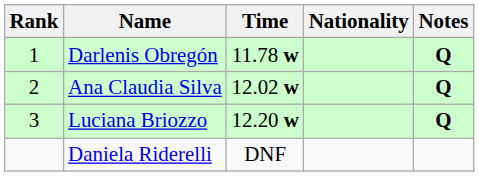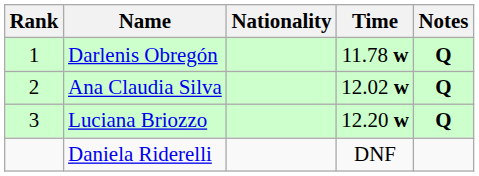columns swapped: (359, 21) <-> (265, 21)
